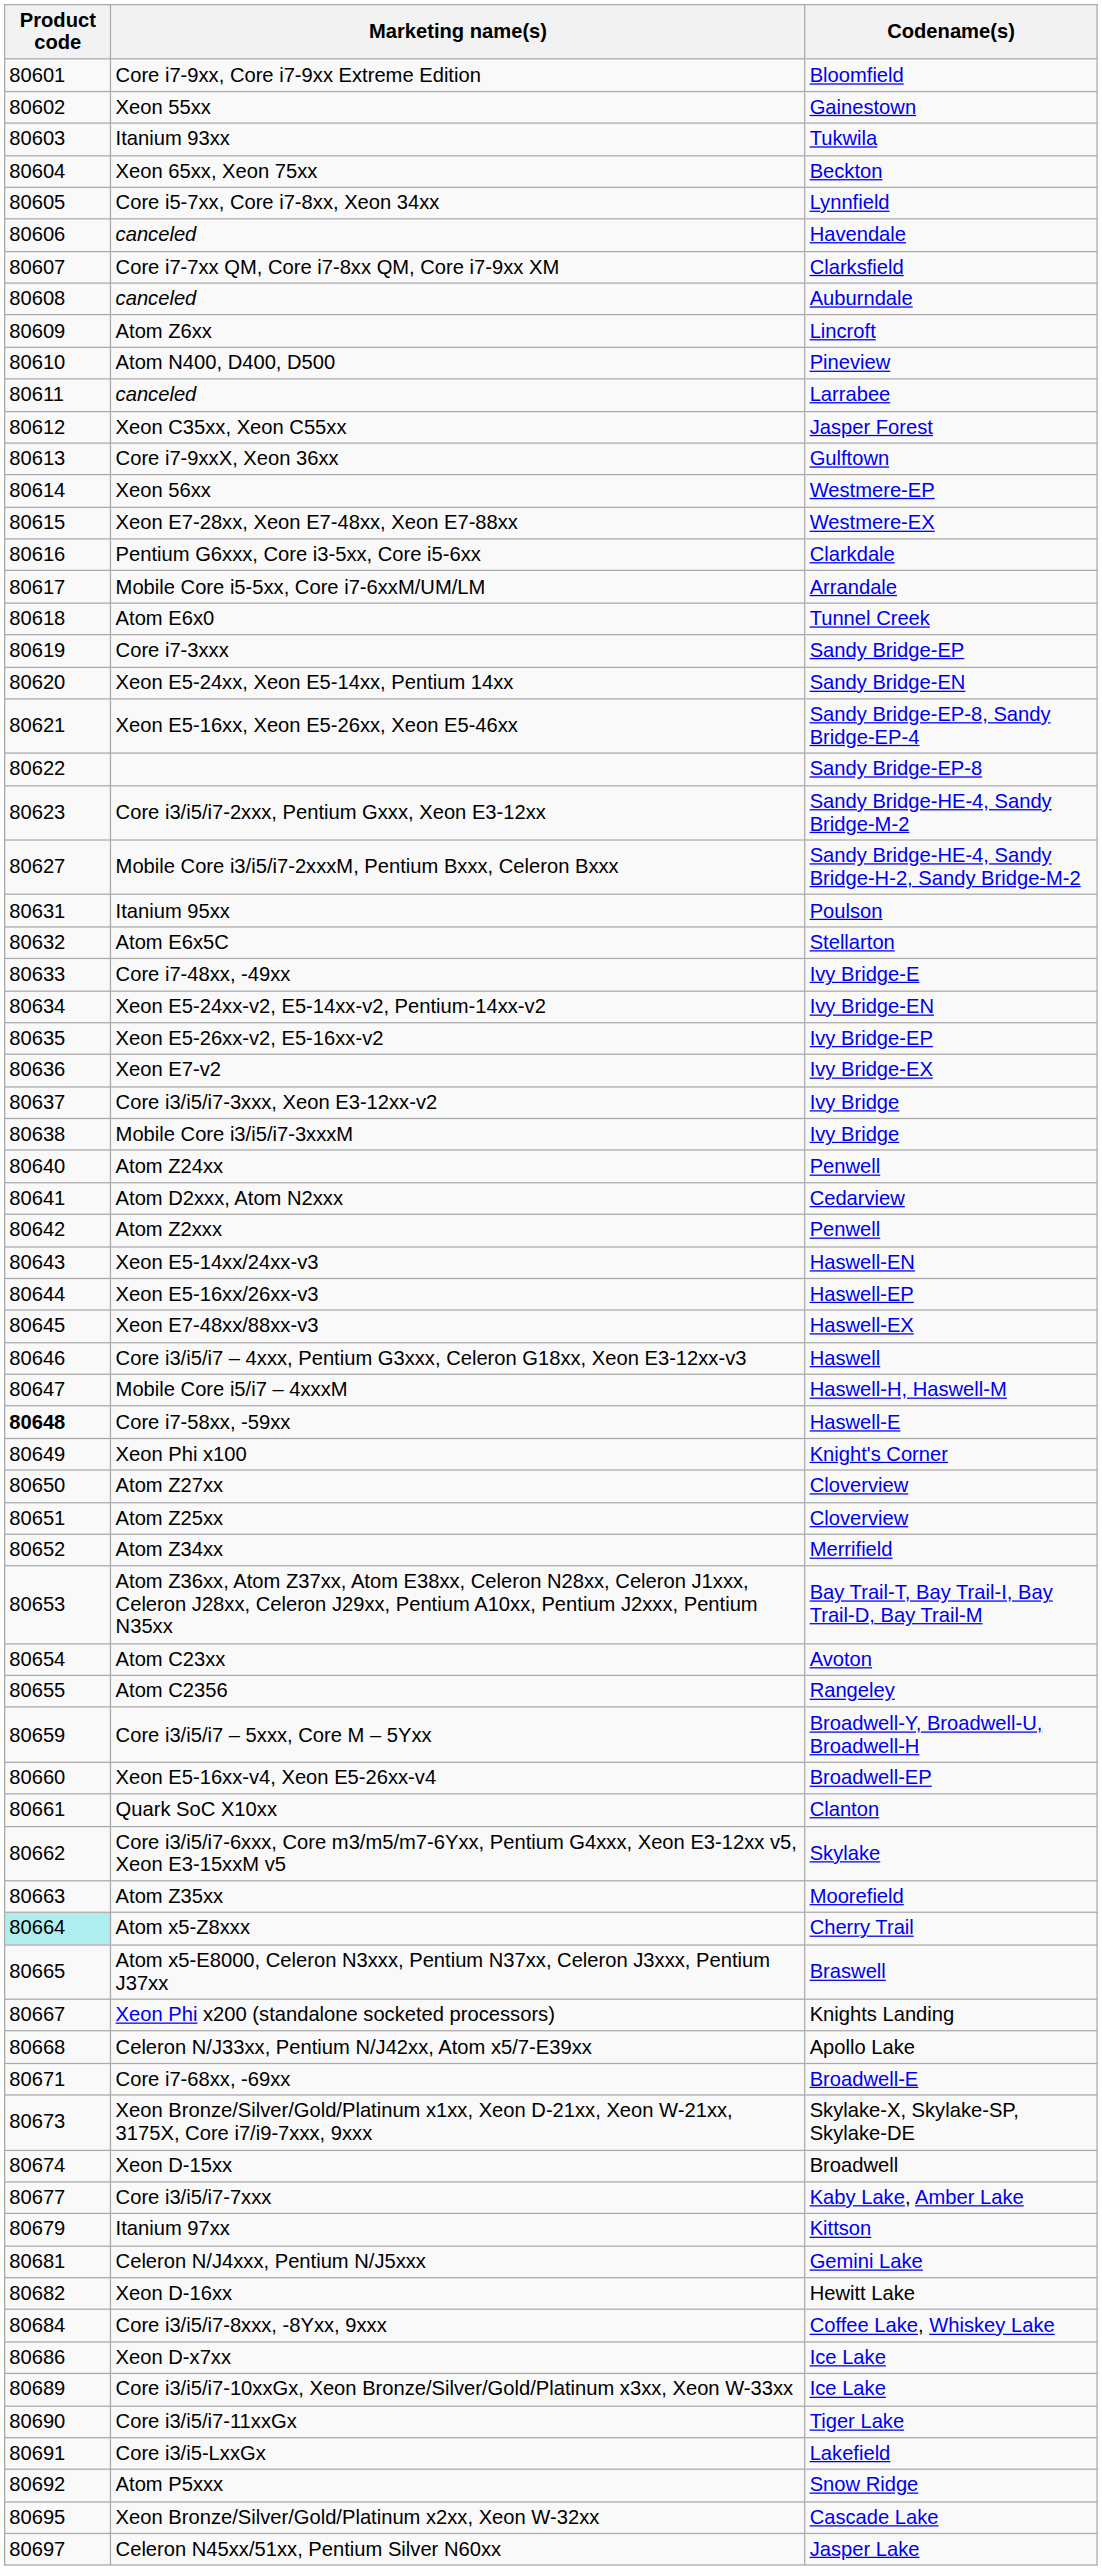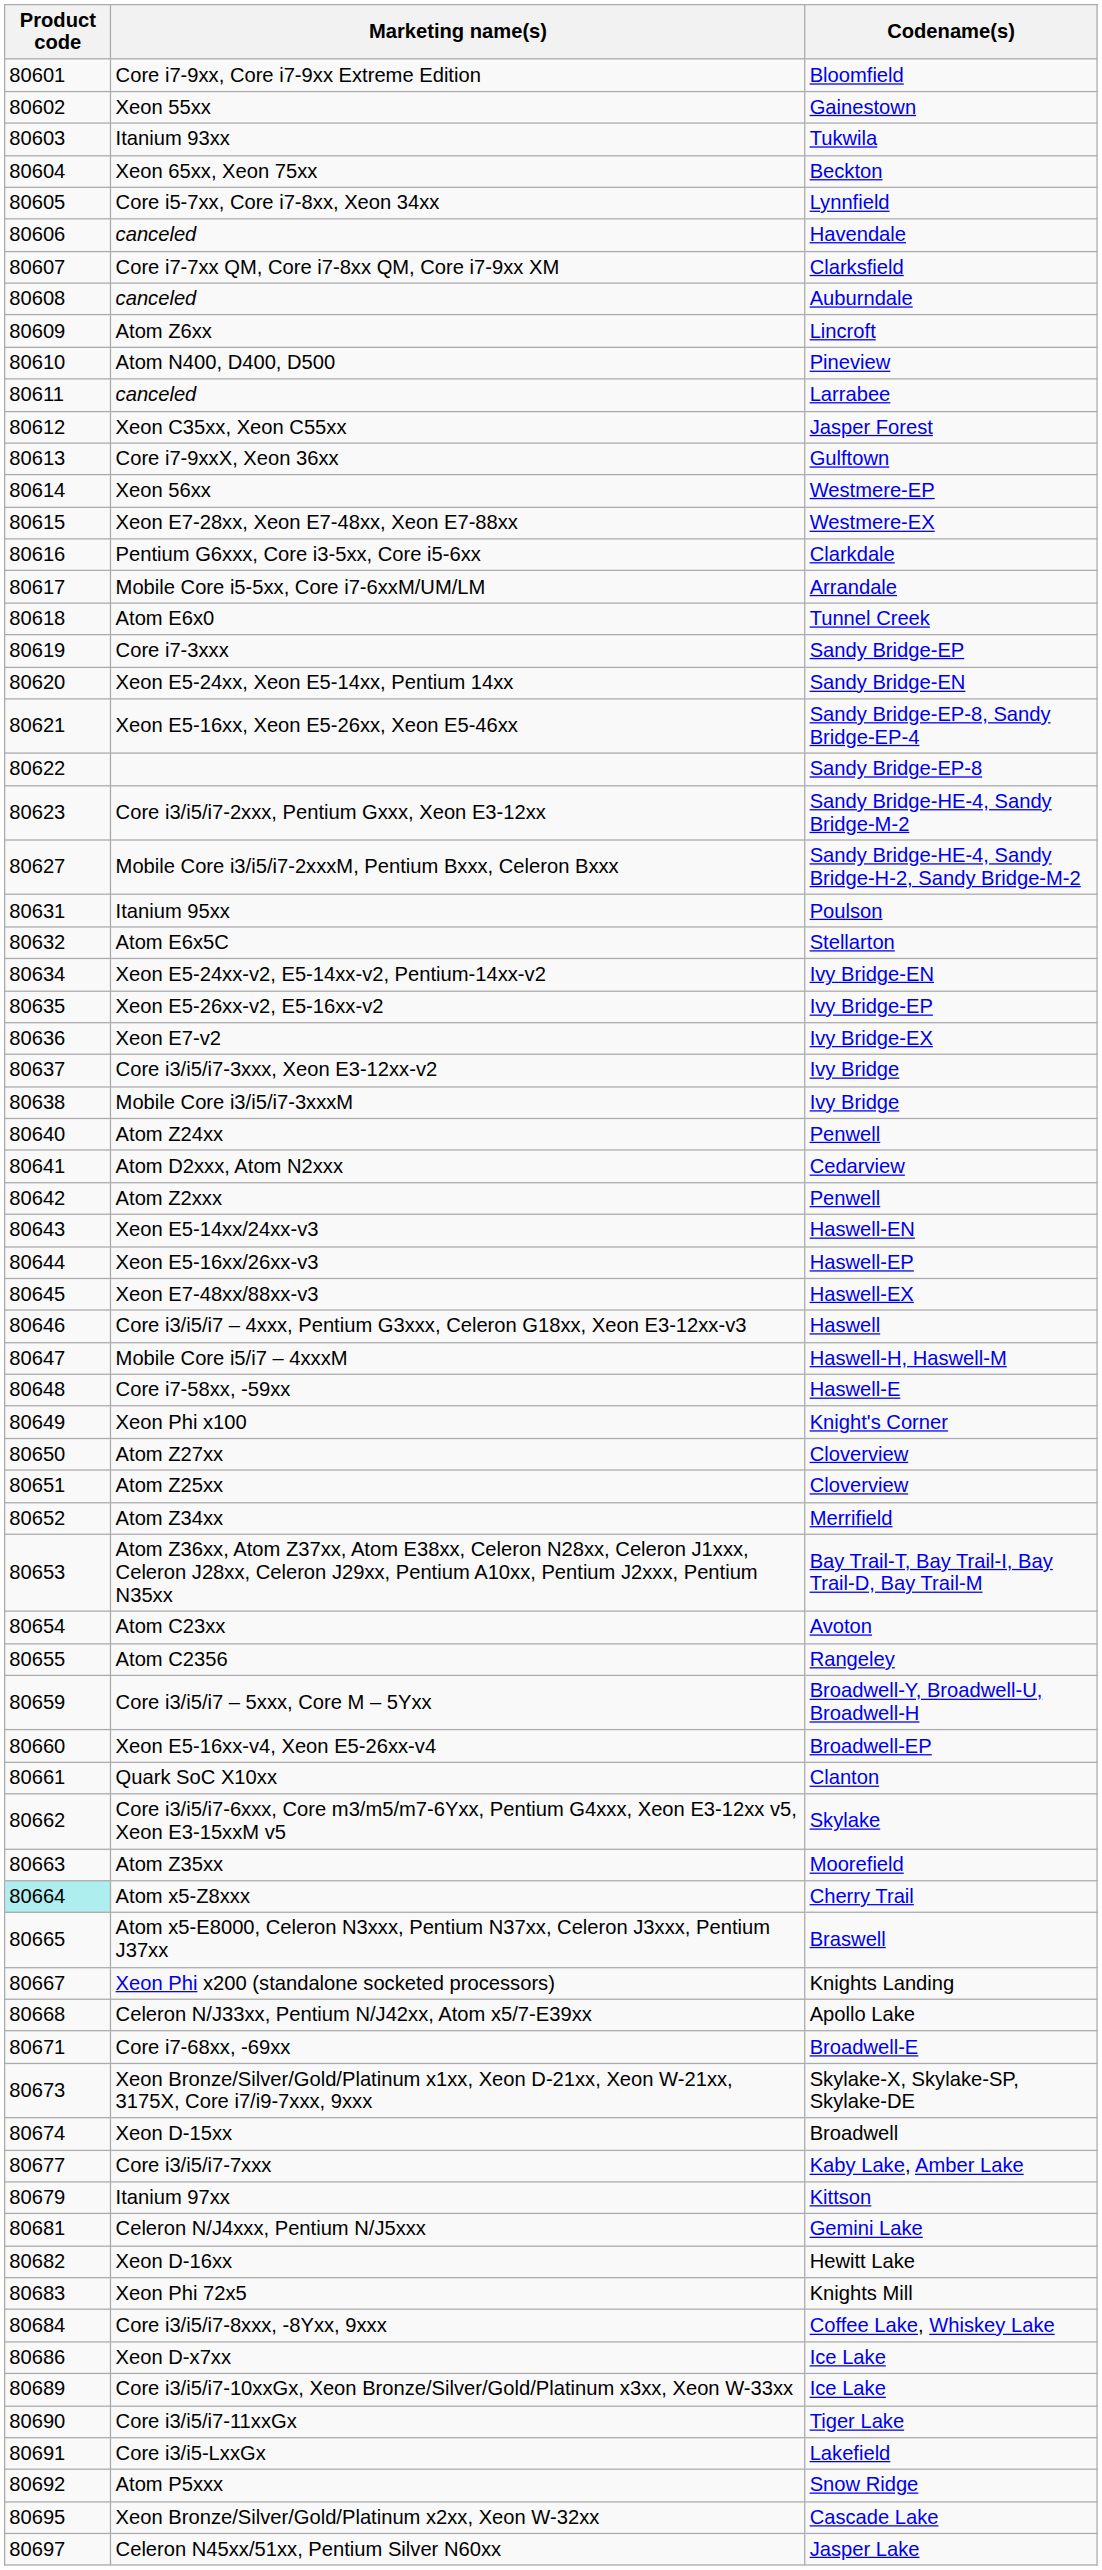- row: (203, 974)
(37, 1422) bold -> (37, 1390) normal
+ row: (181, 2293)
